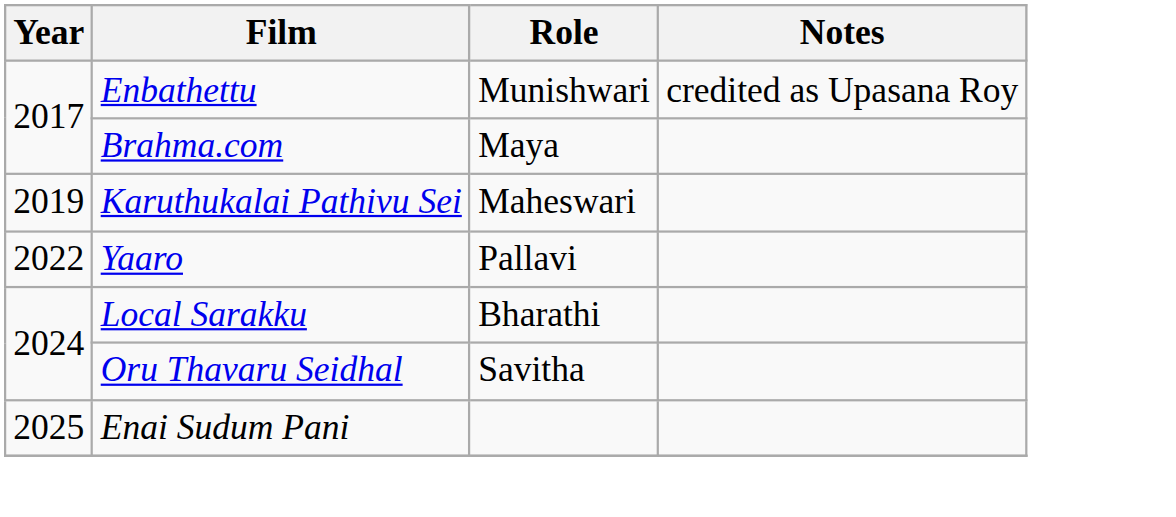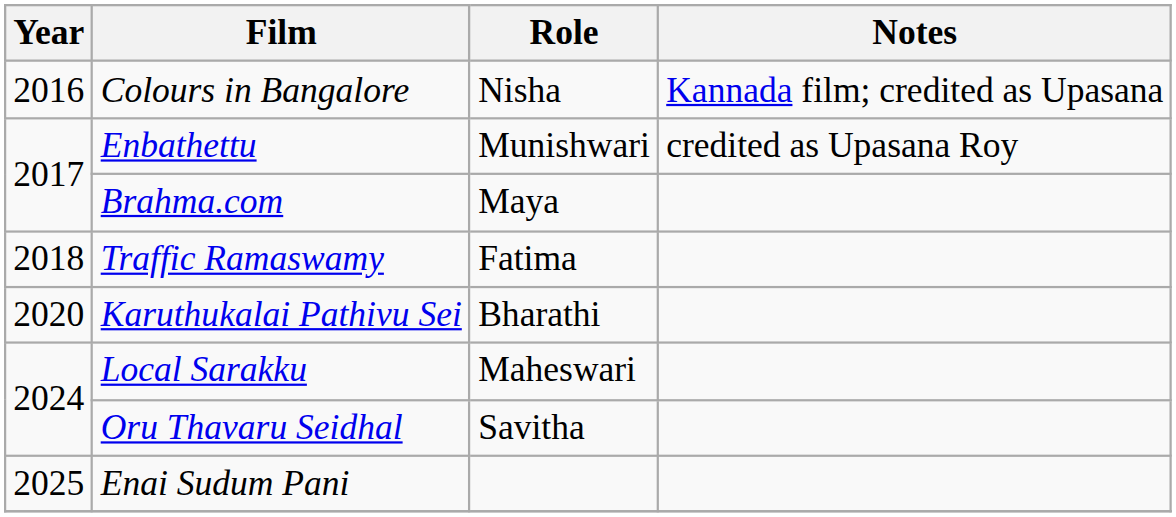+ row: (255, 88)
+ row: (242, 257)
(49, 201) 2019 -> (49, 314) 2020
(557, 201) Maheswari -> (539, 314) Bharathi
- row: (142, 257)
(539, 314) Bharathi -> (557, 370) Maheswari
